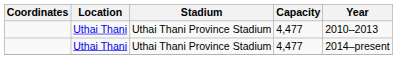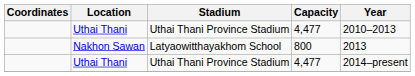+ row: (109, 46)
